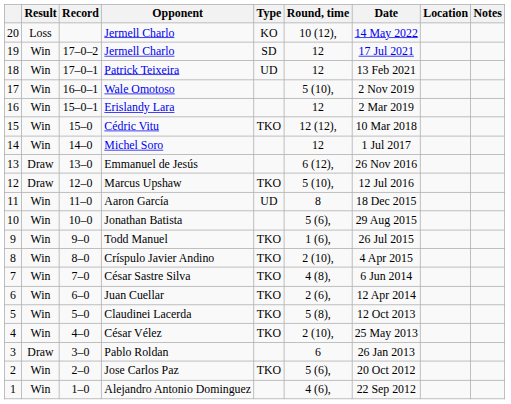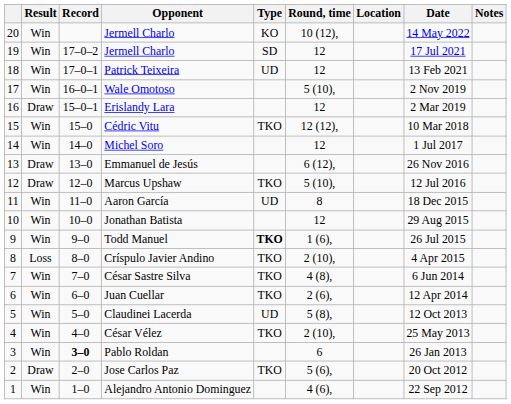columns swapped: (386, 13) <-> (446, 13)
(41, 32) Loss -> (41, 32) Win
(41, 107) Win -> (41, 107) Draw
(318, 220) 5 (6), -> (320, 220) 12
(269, 239) normal -> (270, 239) bold
(41, 257) Win -> (41, 257) Loss
(269, 314) TKO -> (270, 314) UD
(41, 351) Draw -> (41, 351) Win
(80, 351) normal -> (80, 351) bold
(41, 370) Win -> (41, 370) Draw
